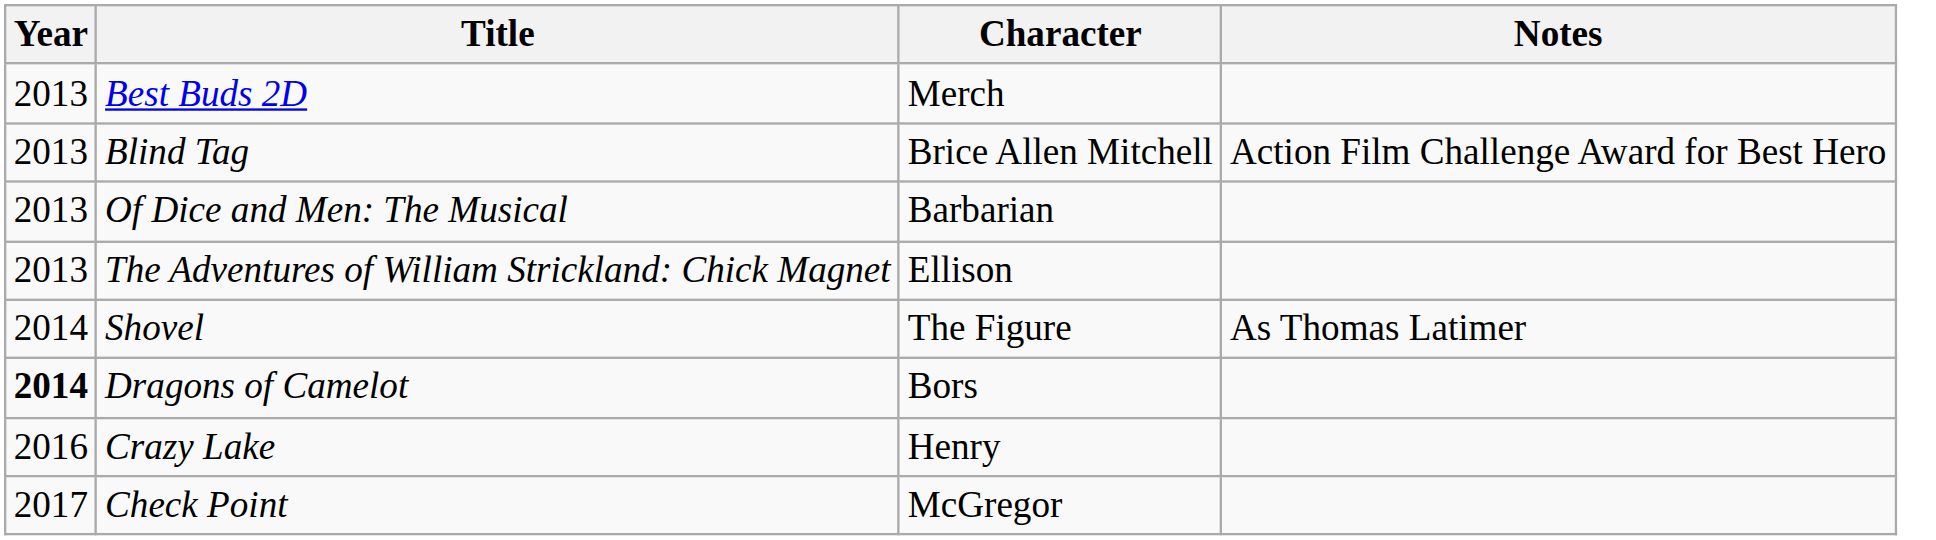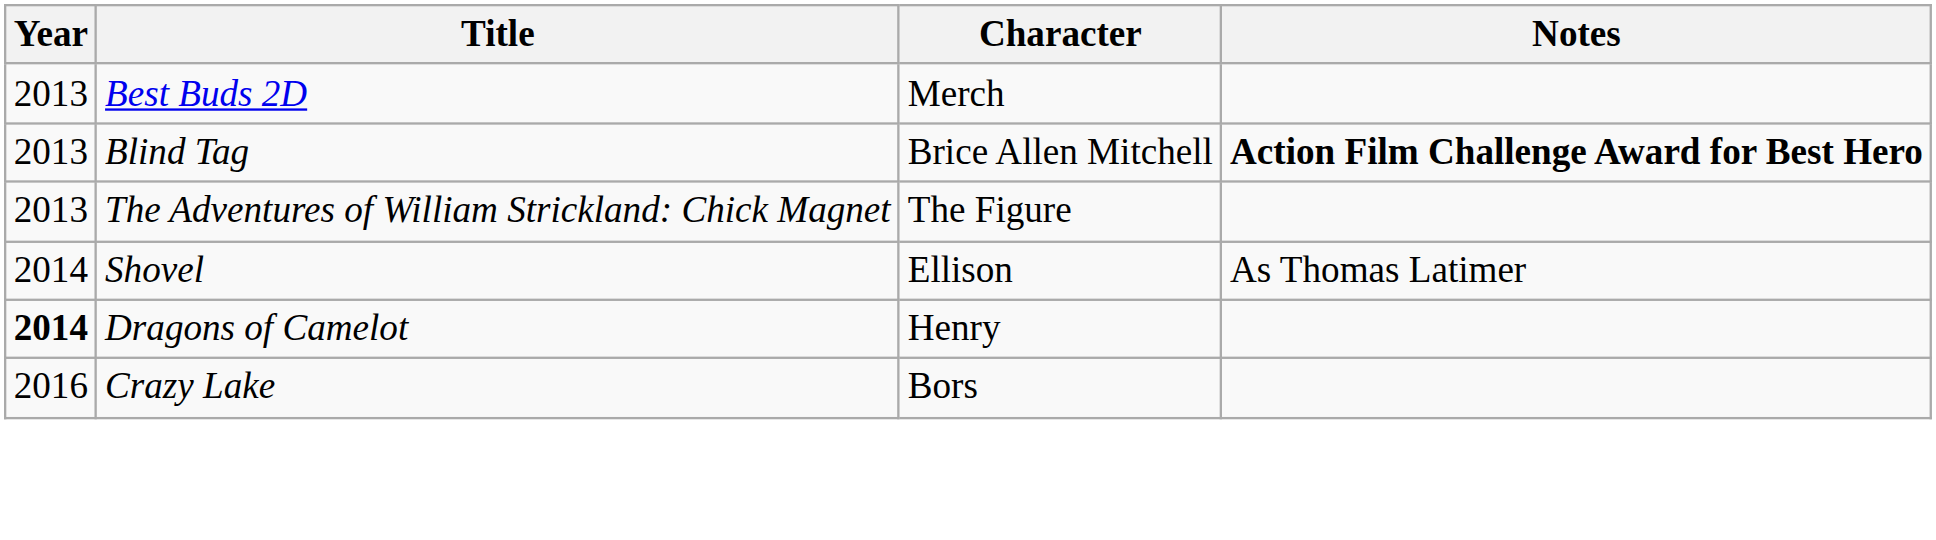(1558, 151) normal -> (1576, 151) bold
- row: (337, 210)
(960, 269) Ellison -> (990, 210) The Figure
(990, 328) The Figure -> (960, 269) Ellison
(943, 387) Bors -> (954, 328) Henry
(954, 446) Henry -> (943, 387) Bors
- row: (196, 504)
